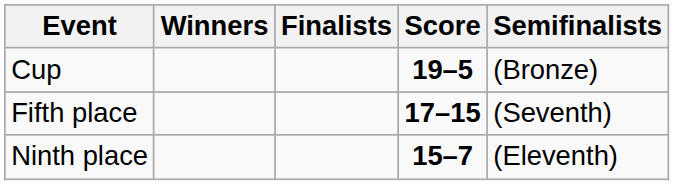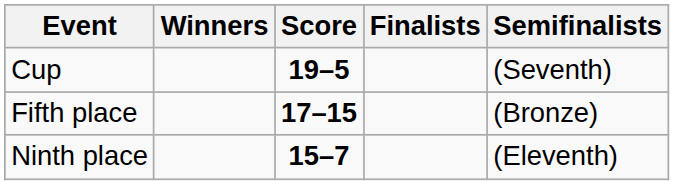columns swapped: (443, 26) <-> (336, 26)
(546, 69) (Bronze) -> (553, 69) (Seventh)
(553, 112) (Seventh) -> (546, 112) (Bronze)
